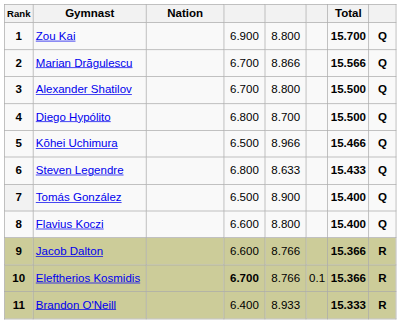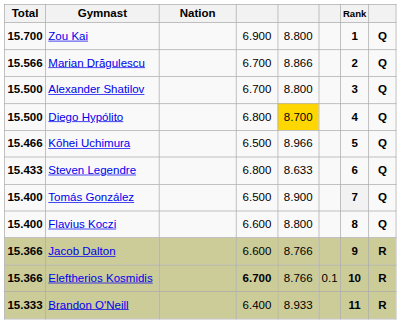columns swapped: (19, 14) <-> (348, 13)
(286, 116) no background -> (298, 116) gold background
